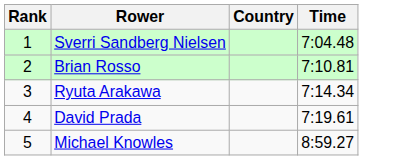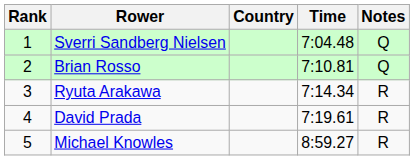+ column: (383, 17)
